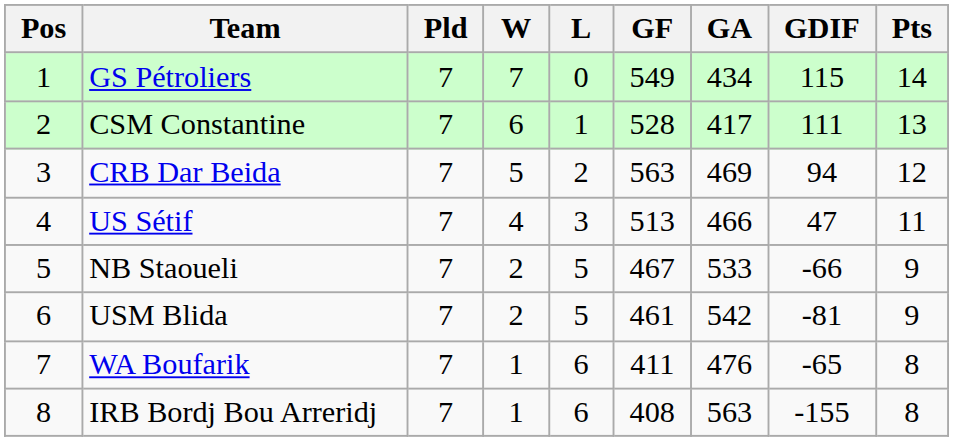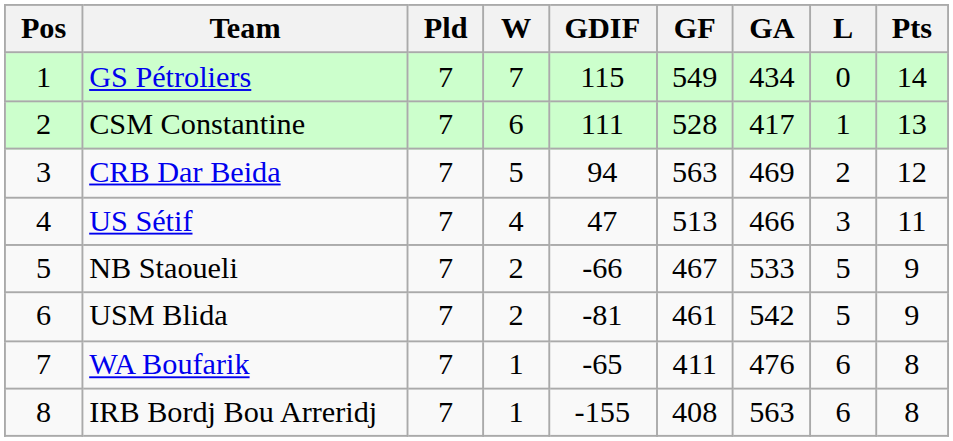columns swapped: (581, 28) <-> (822, 28)
